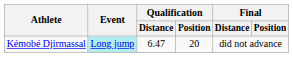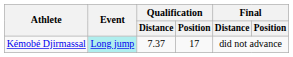(156, 44) 6.47 -> (156, 44) 7.37
(194, 44) 20 -> (194, 44) 17
